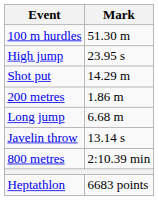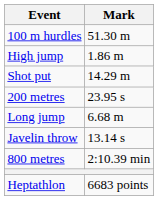(106, 55) 23.95 s -> (106, 55) 1.86 m
(106, 96) 1.86 m -> (106, 96) 23.95 s
